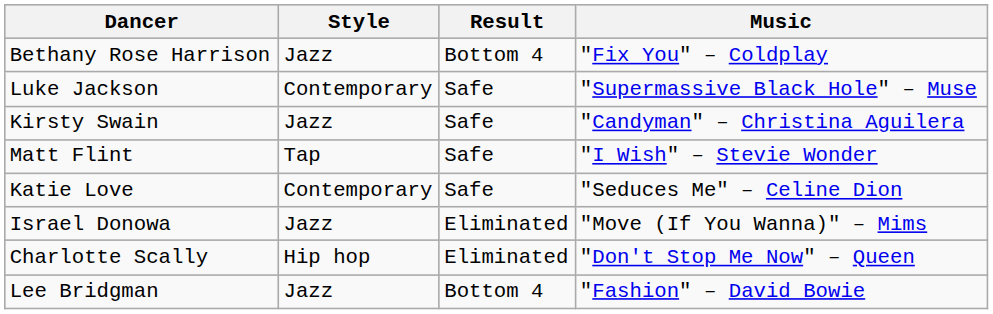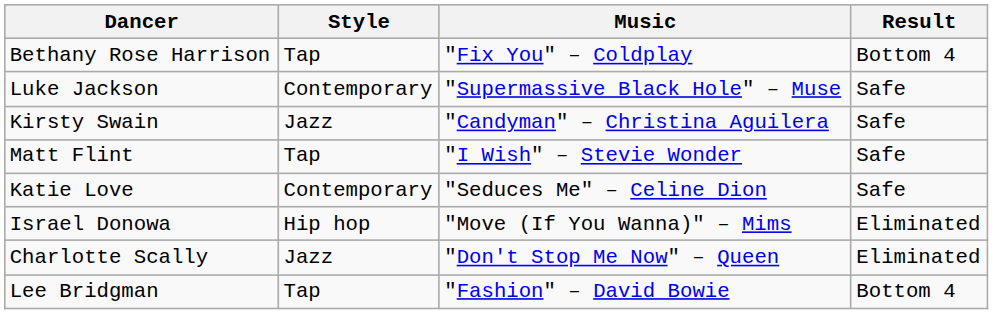columns swapped: (781, 22) <-> (507, 22)
(308, 55) Jazz -> (302, 55) Tap
(308, 224) Jazz -> (327, 224) Hip hop
(327, 257) Hip hop -> (308, 257) Jazz
(308, 291) Jazz -> (302, 291) Tap
